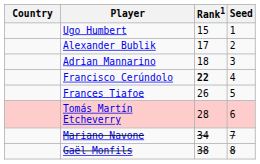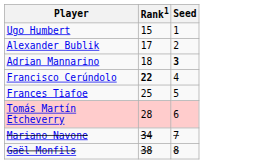- column: (33, 13)
(233, 62) normal -> (176, 62) bold
(203, 93) 26 -> (147, 93) 25
